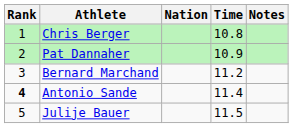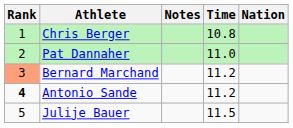columns swapped: (186, 14) <-> (267, 14)
(228, 54) 10.9 -> (221, 54) 11.0
(22, 73) no background -> (22, 73) lightsalmon background
(228, 93) 11.4 -> (221, 93) 11.2
